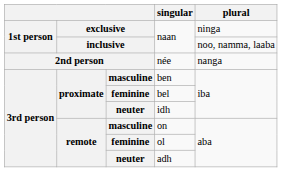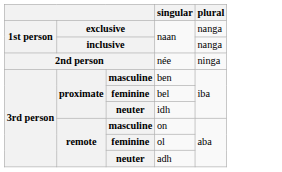(209, 28) ninga -> (210, 28) nanga
(236, 45) noo, namma, laaba -> (210, 45) nanga
(210, 61) nanga -> (209, 61) ninga
